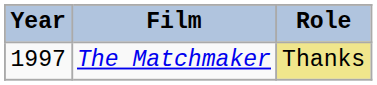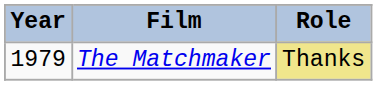(38, 61) 1997 -> (38, 61) 1979
